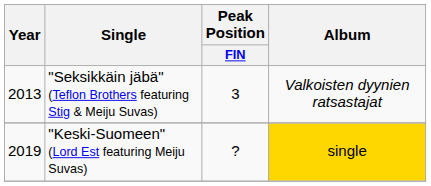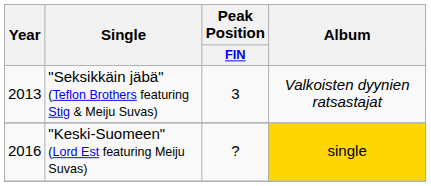(25, 151) 2019 -> (25, 151) 2016
